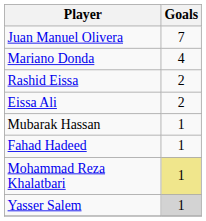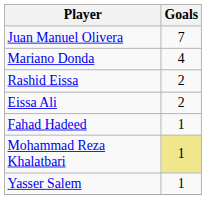- row: (54, 124)
(181, 205) lightgrey background -> (181, 183) no background
